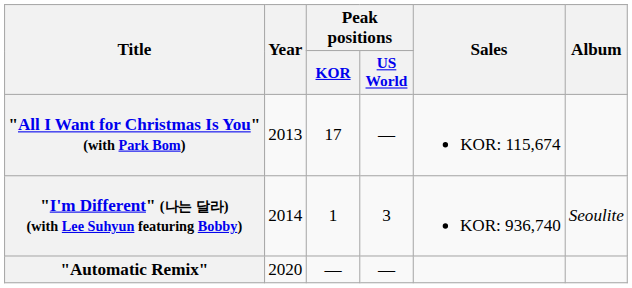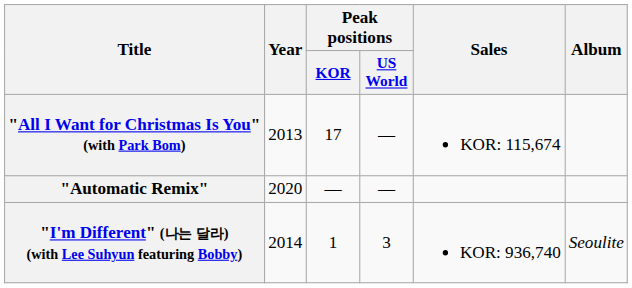rows swapped: (134, 215) <-> (134, 269)
